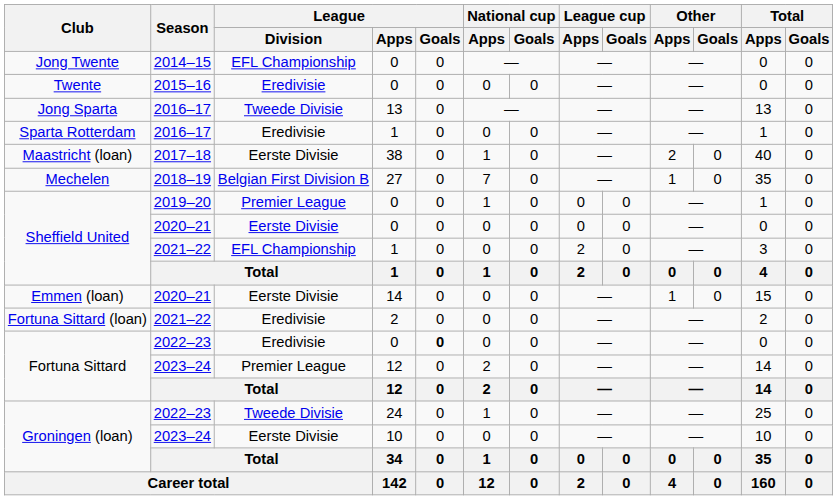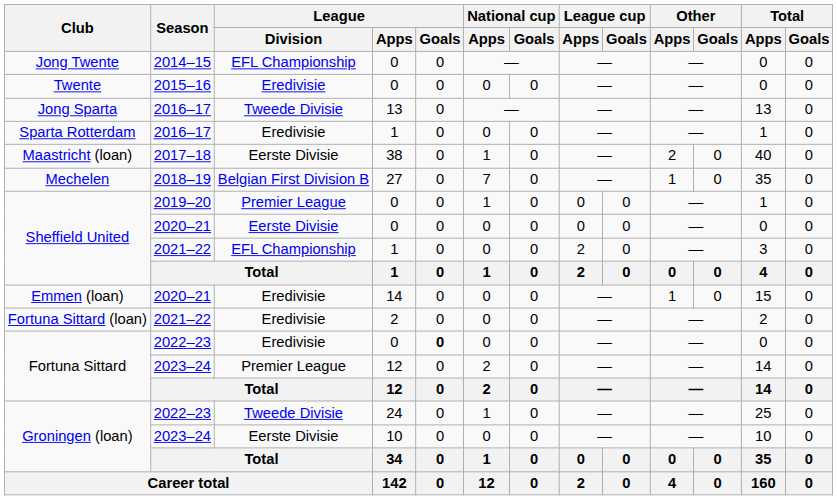(293, 296) Eerste Divisie -> (293, 296) Eredivisie
